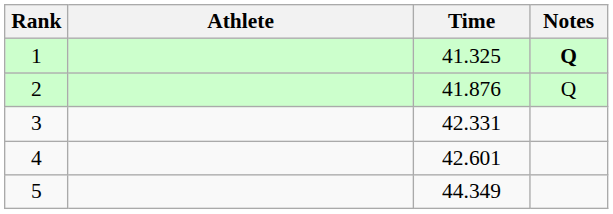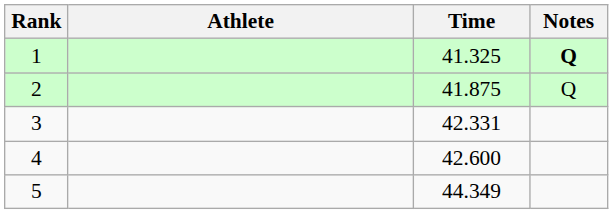(472, 89) 41.876 -> (472, 89) 41.875
(472, 157) 42.601 -> (472, 157) 42.600
